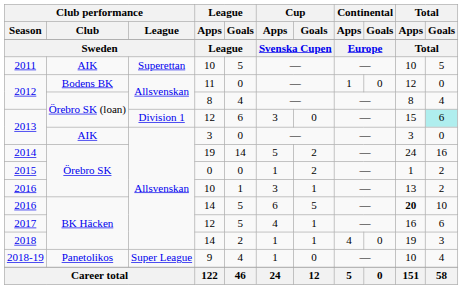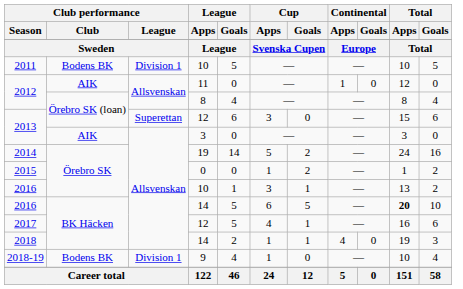(87, 65) AIK -> (87, 65) Bodens BK
(162, 65) Superettan -> (158, 65) Division 1
(87, 83) Bodens BK -> (87, 83) AIK
(162, 118) Division 1 -> (158, 118) Superettan
(442, 118) paleturquoise background -> (435, 118) no background
(87, 258) Panetolikos -> (87, 258) Bodens BK
(162, 258) Super League -> (158, 258) Division 1
